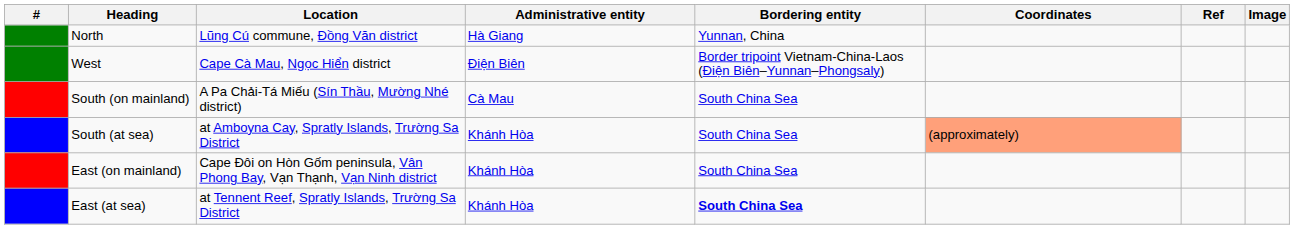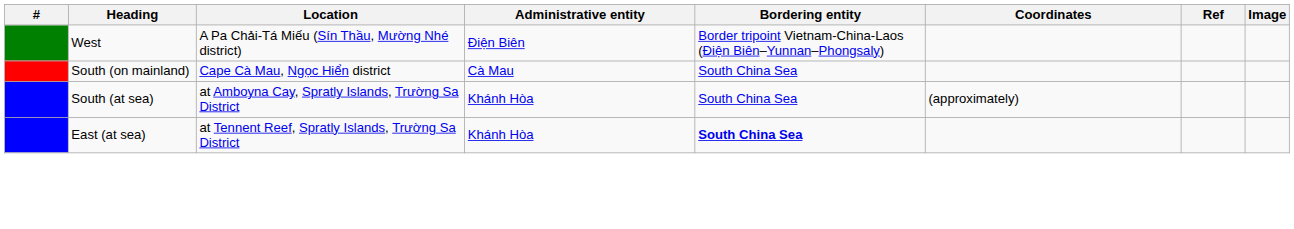- row: (87, 35)
(295, 63) Cape Cà Mau, Ngọc Hiển district -> (324, 43) A Pa Chải-Tá Miếu (Sín Thầu, Mường Nhé district)
(324, 99) A Pa Chải-Tá Miếu (Sín Thầu, Mường Nhé district) -> (295, 71) Cape Cà Mau, Ngọc Hiển district
(974, 135) lightsalmon background -> (974, 99) no background
- row: (126, 170)
